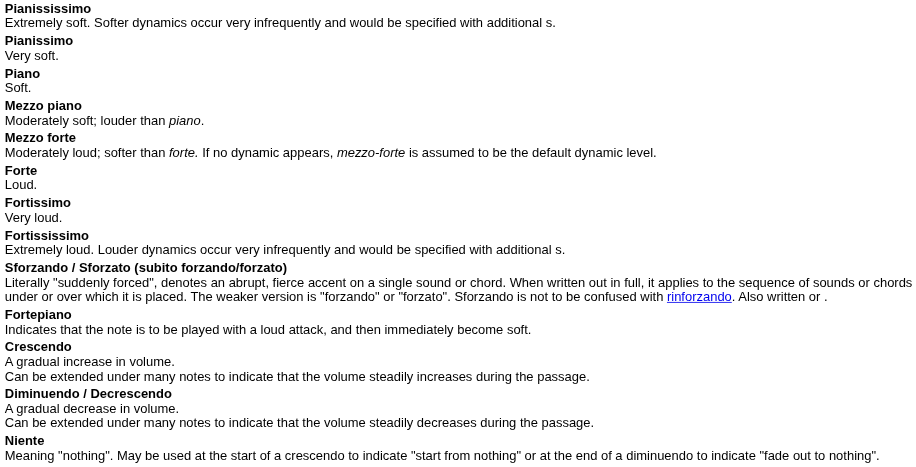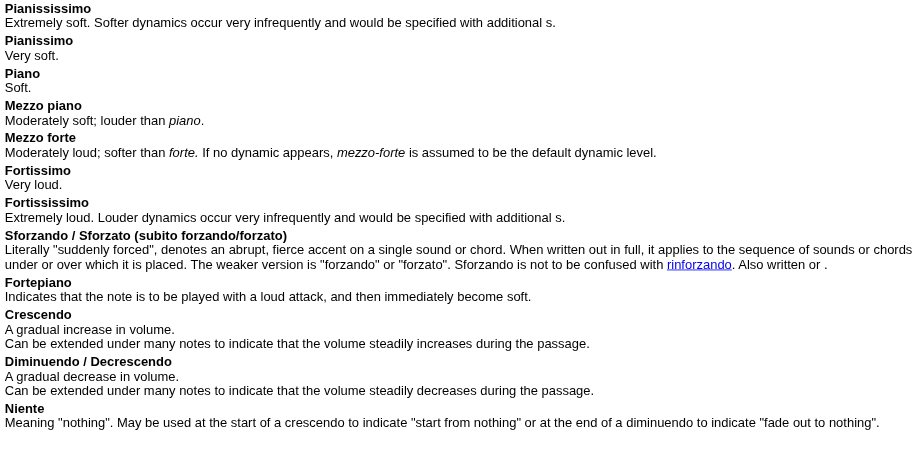- row: (21, 178)
